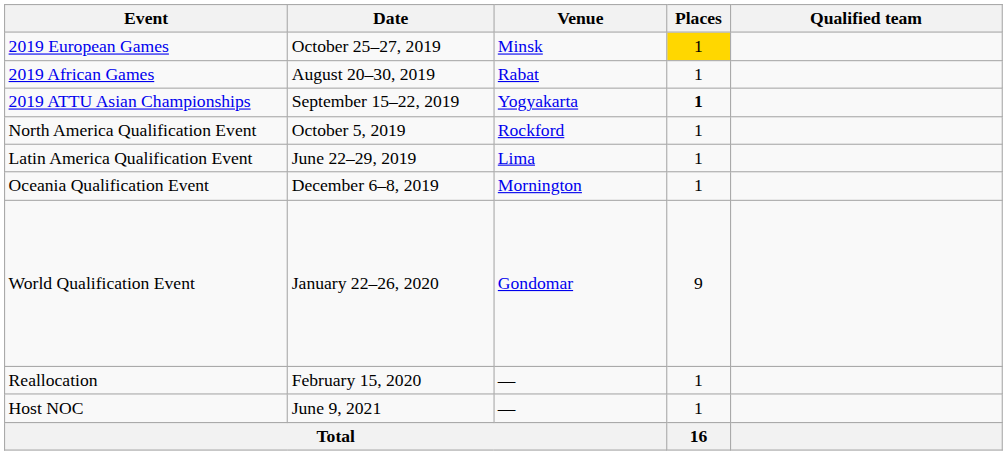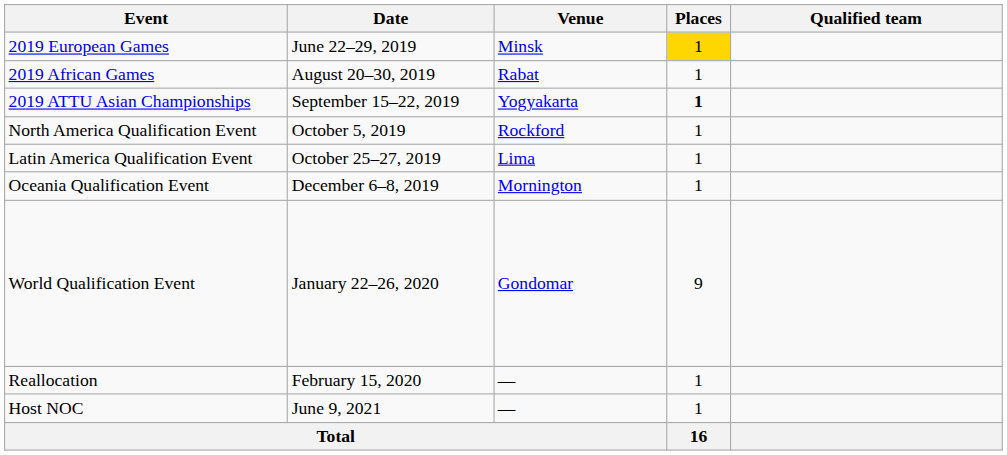(366, 46) October 25–27, 2019 -> (354, 46) June 22–29, 2019
(354, 158) June 22–29, 2019 -> (366, 158) October 25–27, 2019
